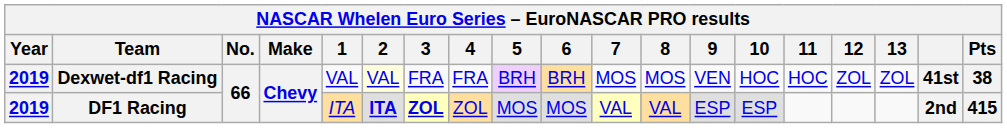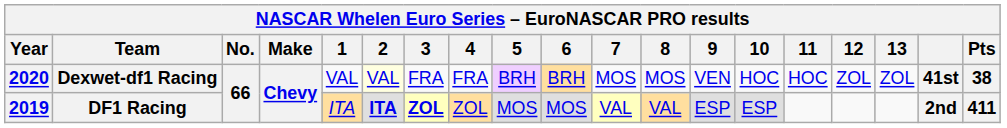(29, 78) 2019 -> (29, 78) 2020
(982, 108) 415 -> (982, 108) 411
